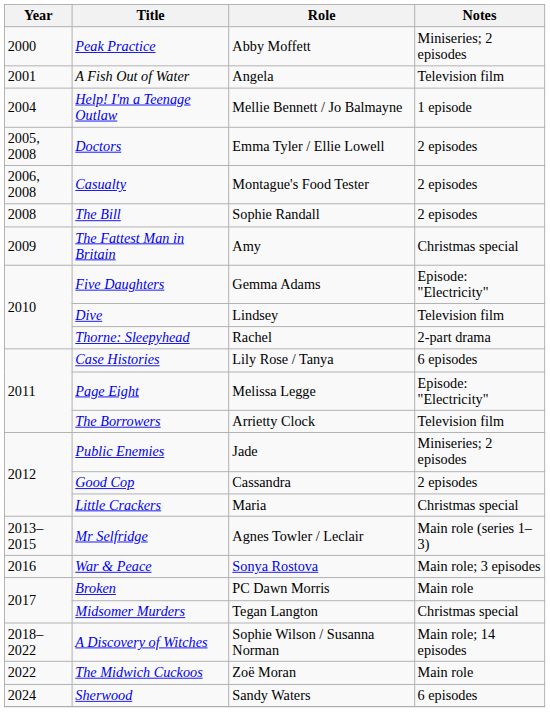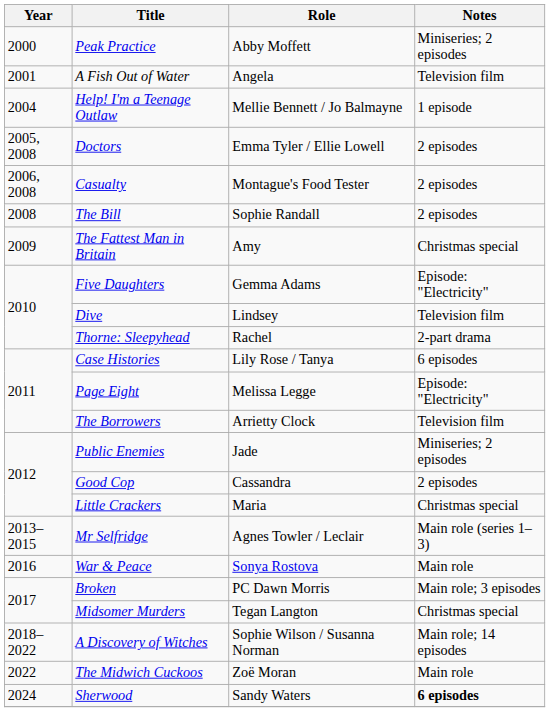(479, 566) Main role; 3 episodes -> (445, 566) Main role
(445, 589) Main role -> (479, 589) Main role; 3 episodes
(447, 695) normal -> (448, 695) bold
